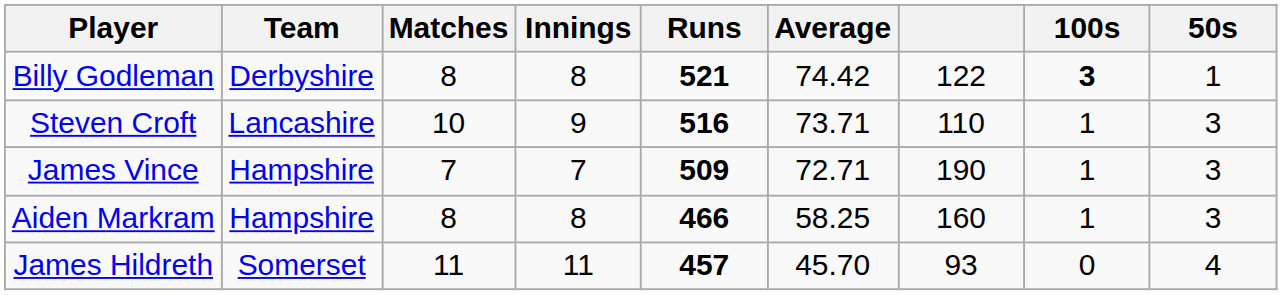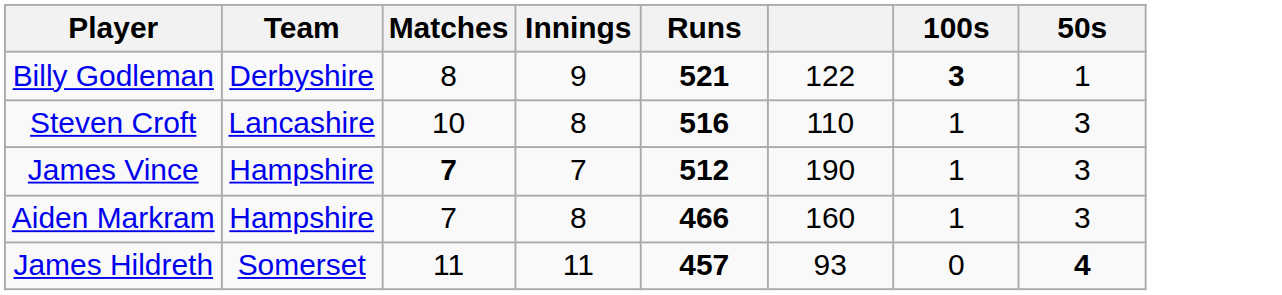- column: (833, 28)
(578, 75) 8 -> (578, 75) 9
(578, 123) 9 -> (578, 123) 8
(449, 170) normal -> (449, 170) bold
(704, 170) 509 -> (704, 170) 512
(449, 218) 8 -> (449, 218) 7
(1213, 265) normal -> (1082, 265) bold
